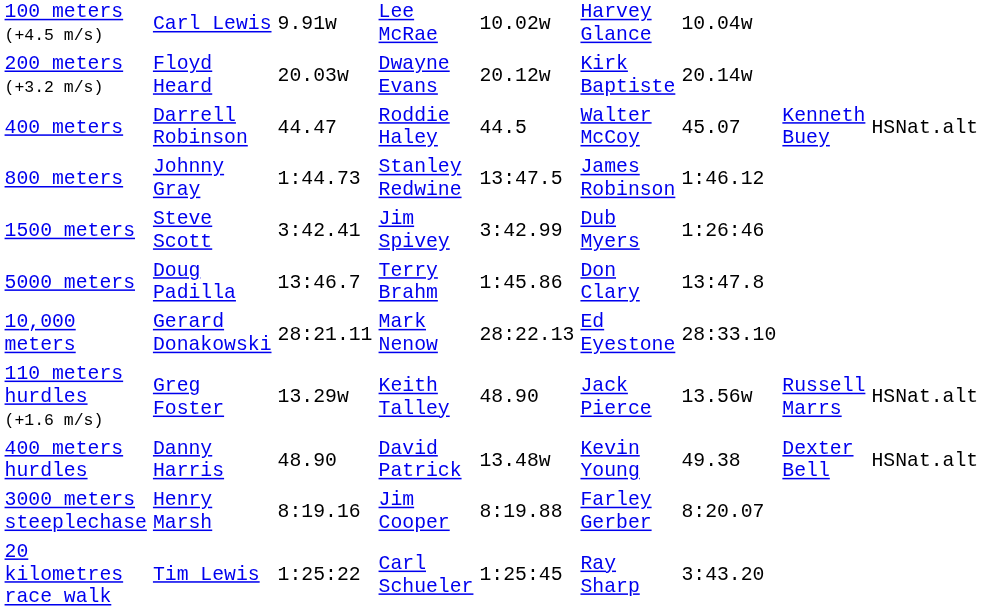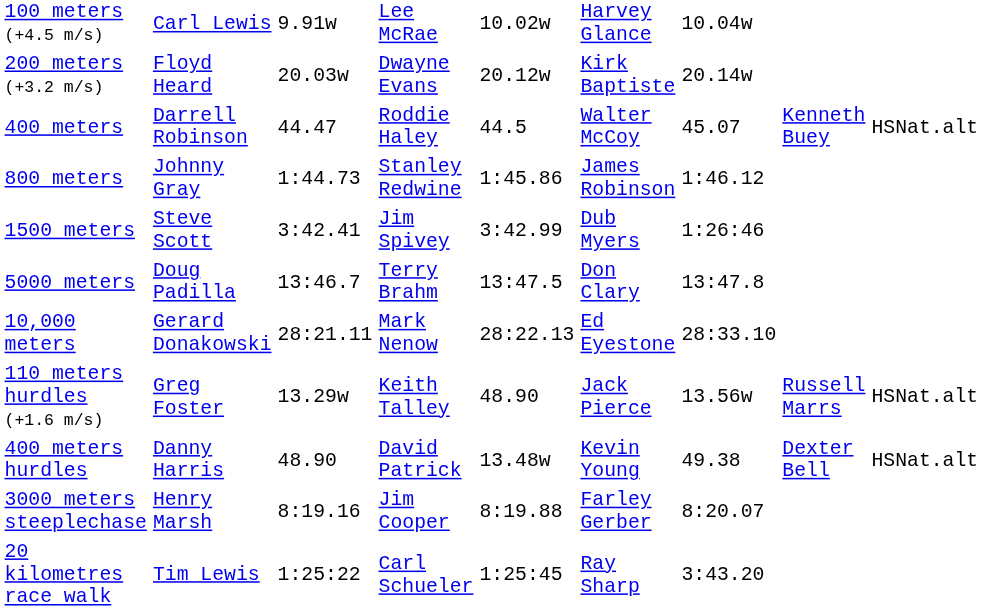(521, 178) 13:47.5 -> (521, 178) 1:45.86
(521, 282) 1:45.86 -> (521, 282) 13:47.5
